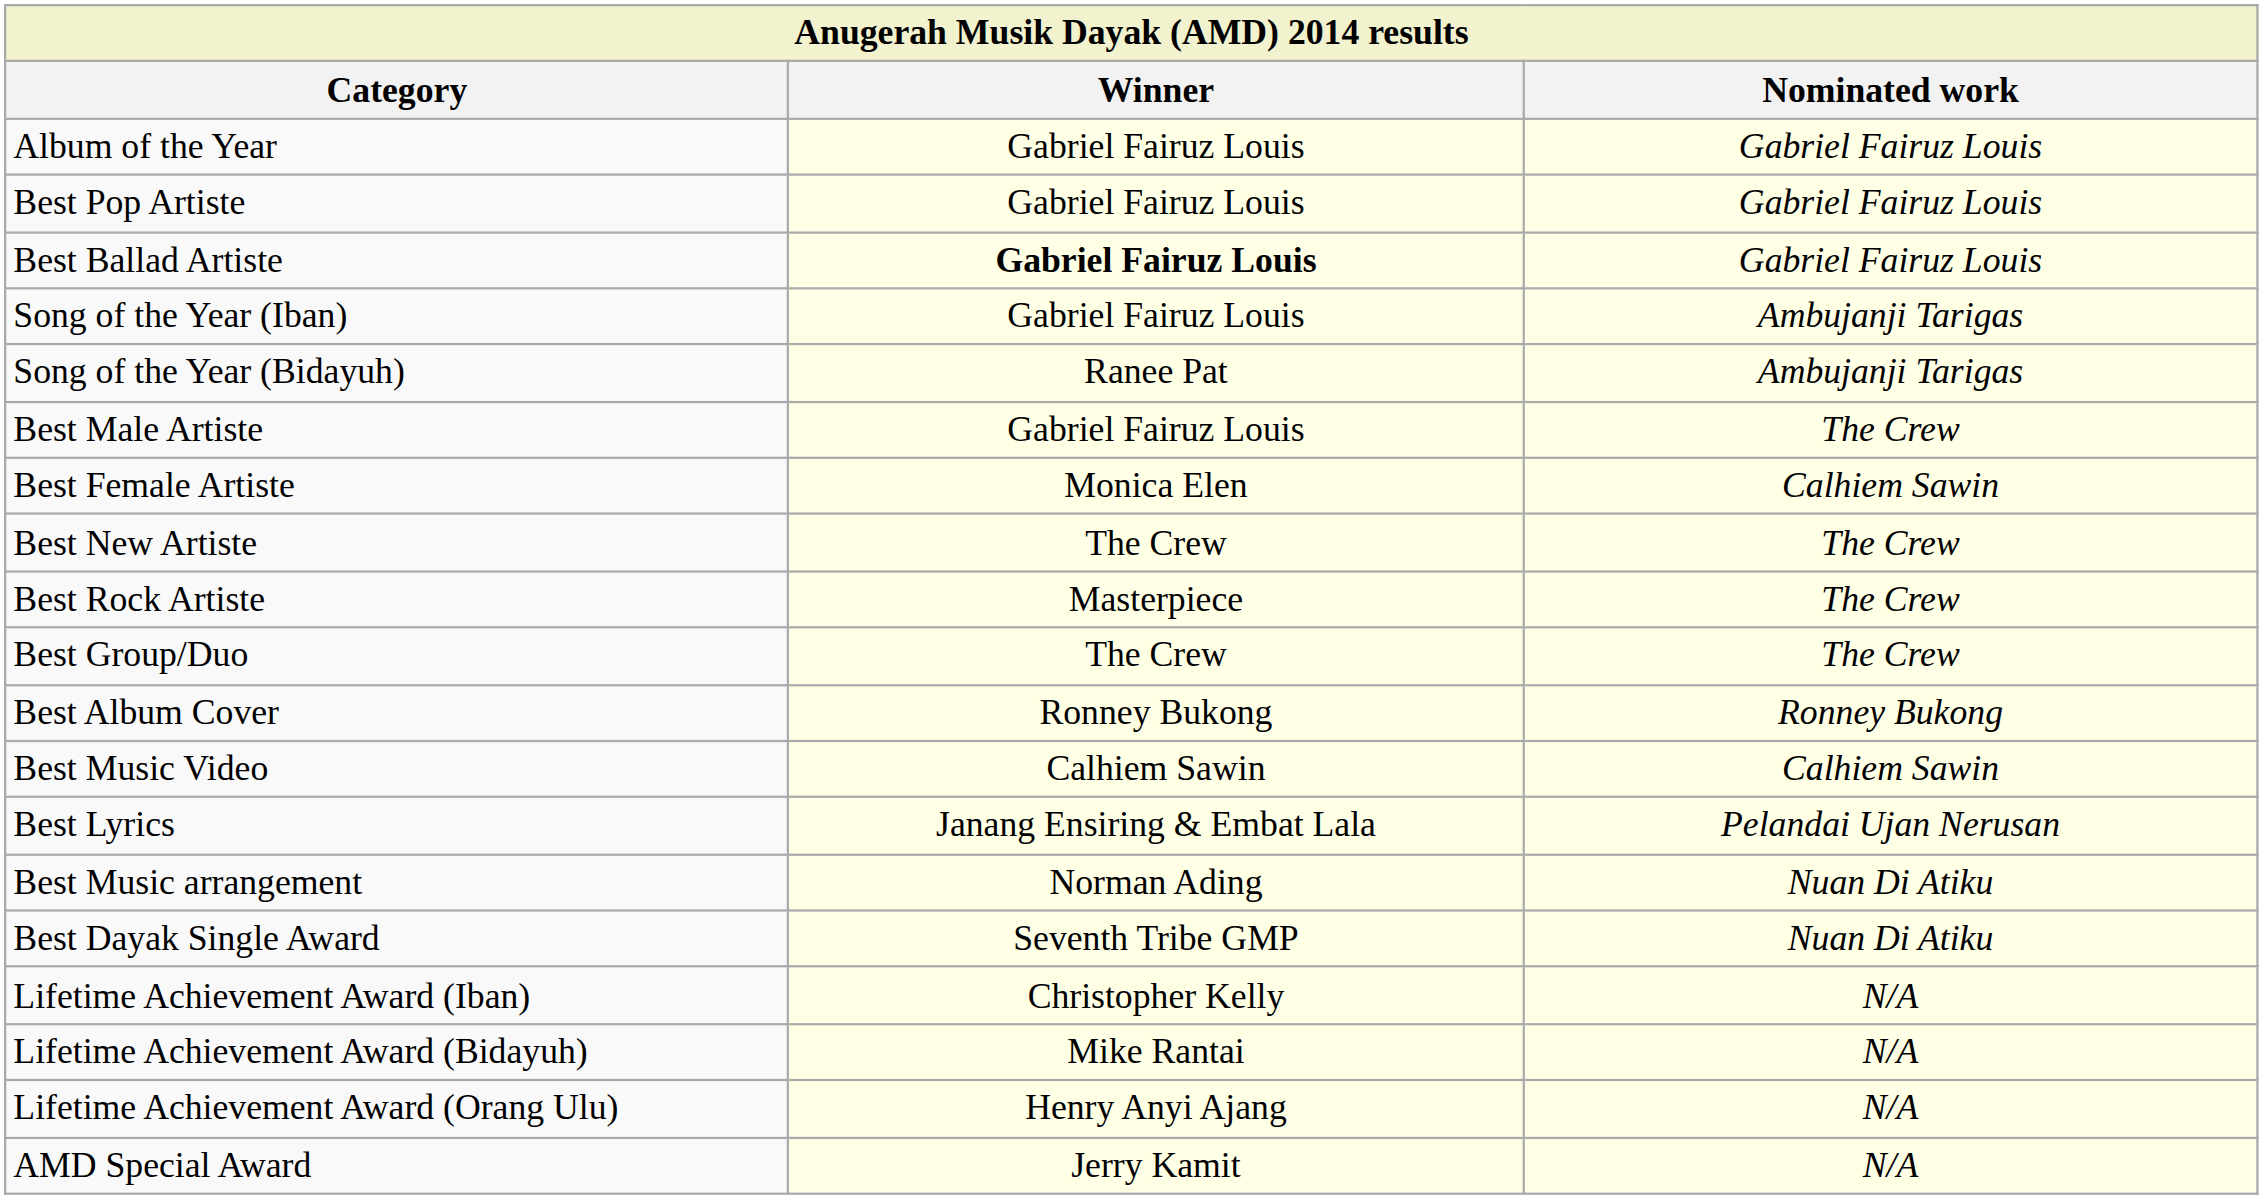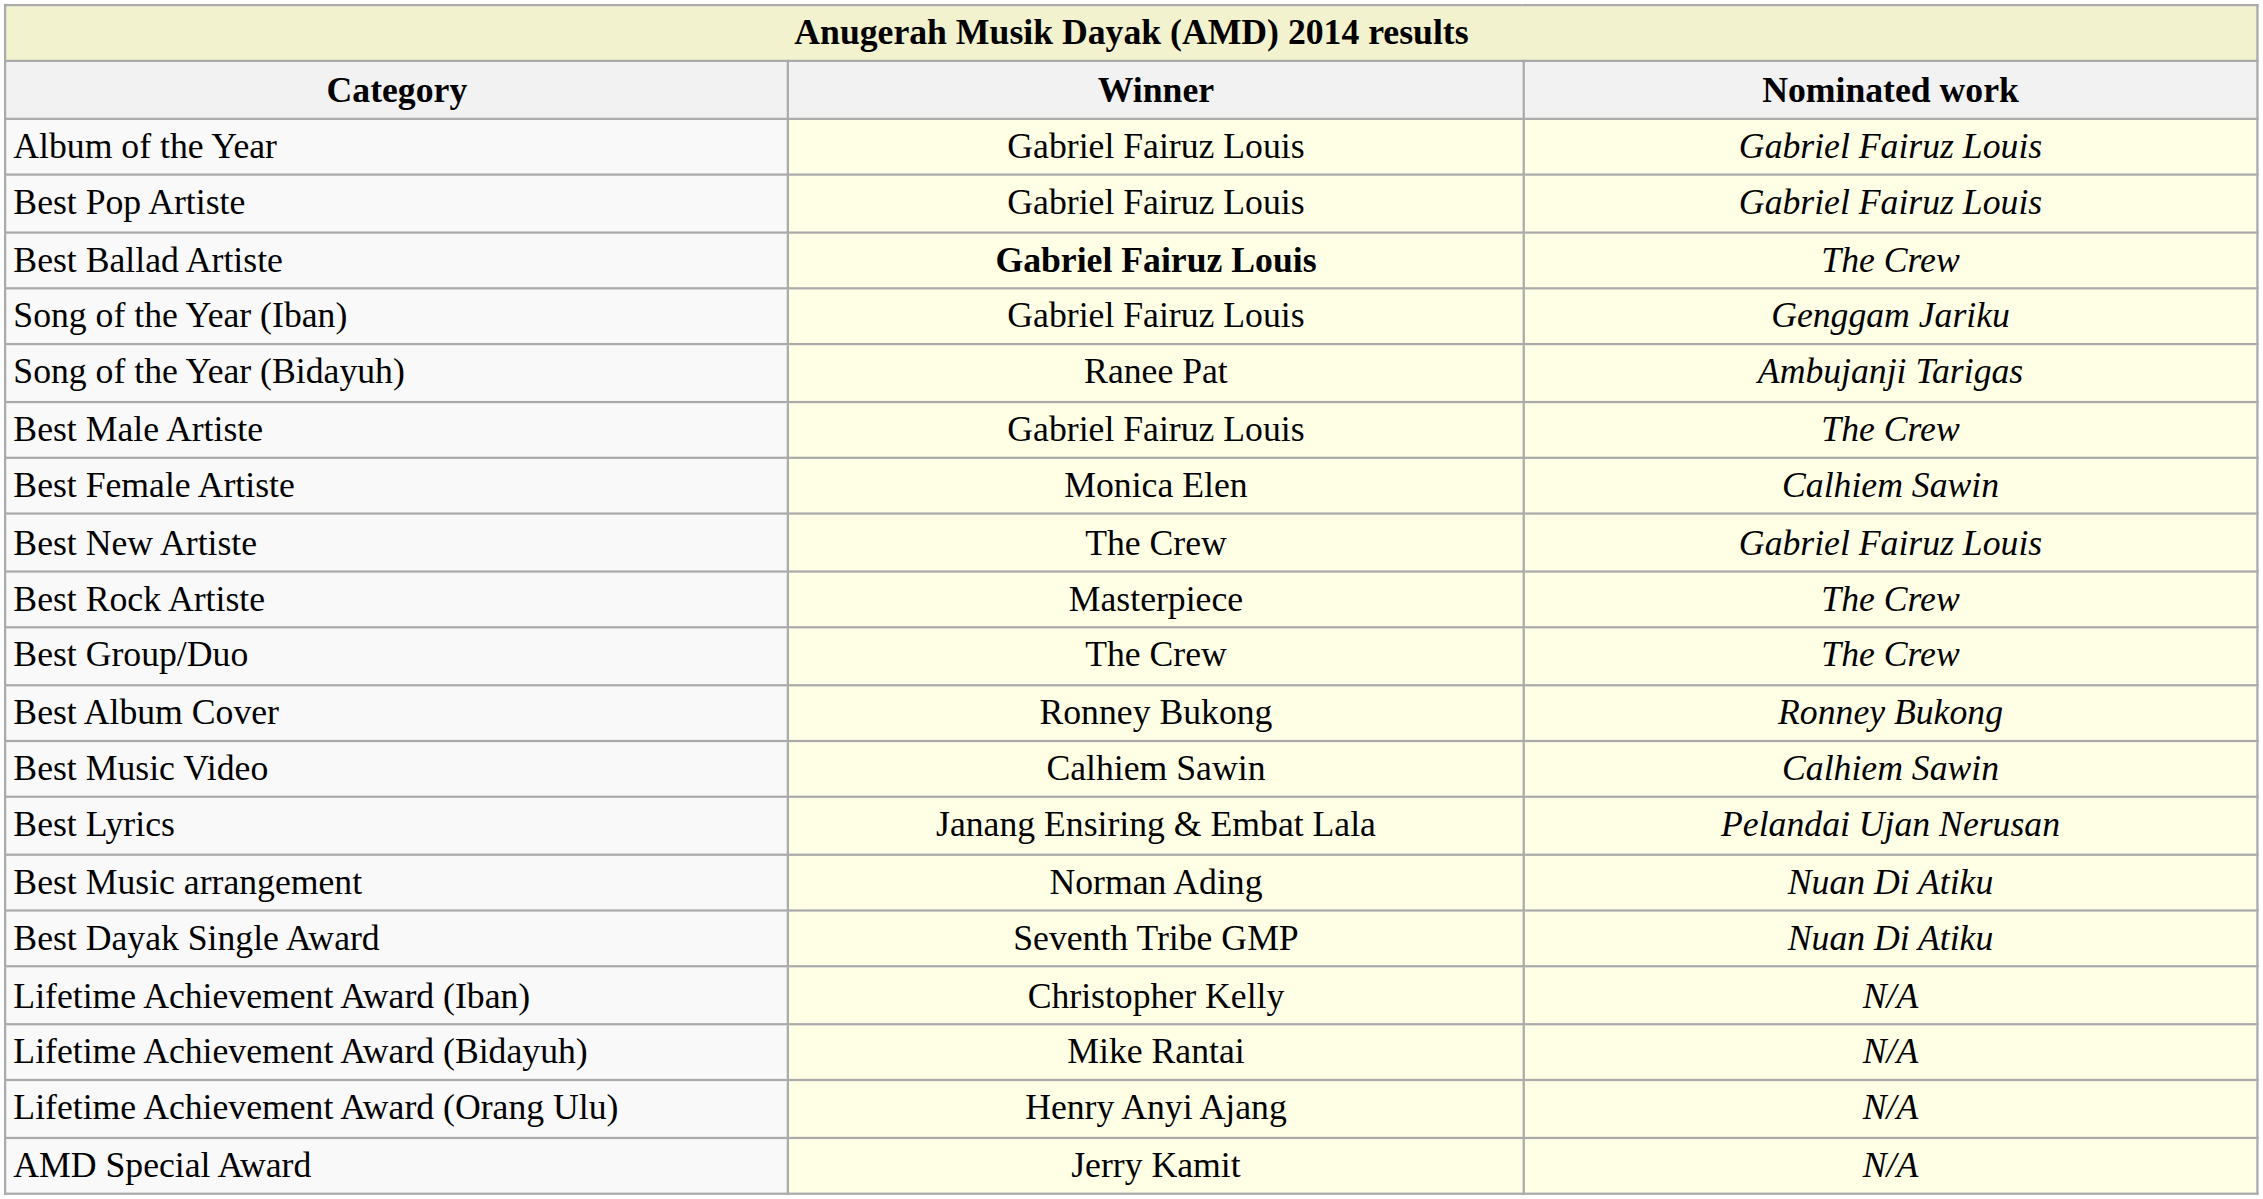(1891, 259) Gabriel Fairuz Louis -> (1891, 259) The Crew
(1891, 315) Ambujanji Tarigas -> (1891, 315) Genggam Jariku
(1891, 542) The Crew -> (1891, 542) Gabriel Fairuz Louis
